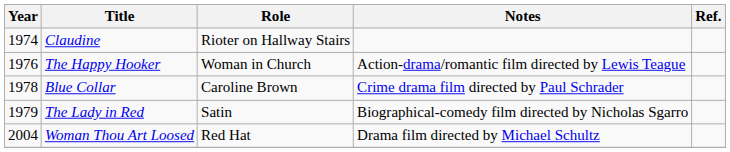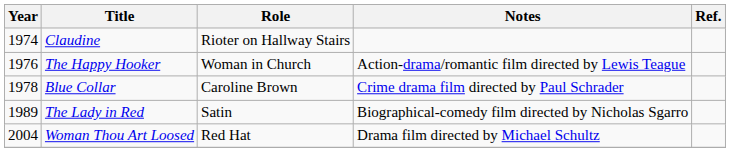(23, 111) 1979 -> (23, 111) 1989
